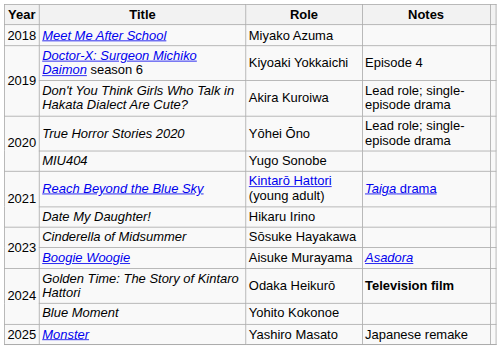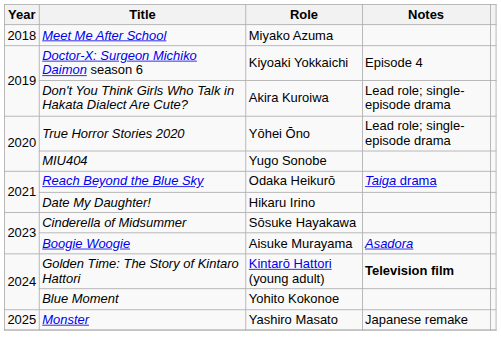(290, 189) Kintarō Hattori (young adult) -> (292, 181) Odaka Heikurō
(292, 285) Odaka Heikurō -> (290, 271) Kintarō Hattori (young adult)
